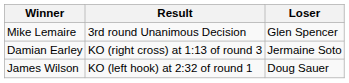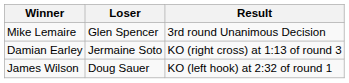columns swapped: (304, 13) <-> (175, 13)
